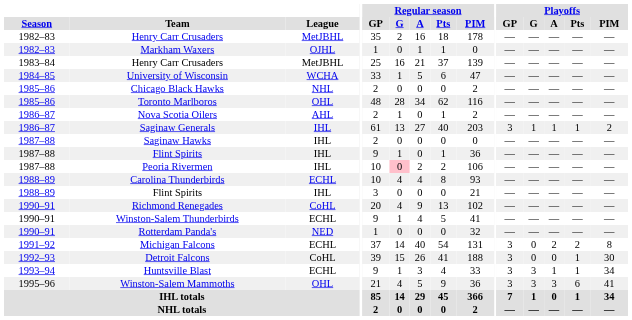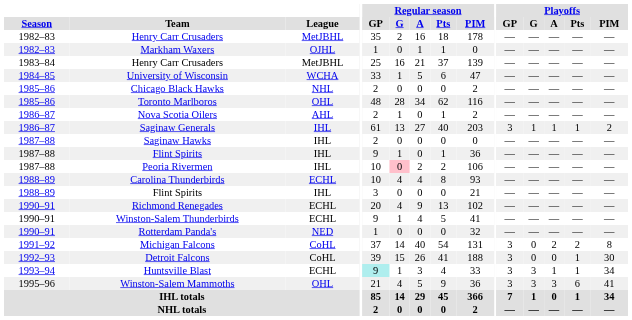(322, 205) CoHL -> (322, 205) ECHL
(322, 244) ECHL -> (322, 244) CoHL
(376, 270) no background -> (376, 270) paleturquoise background
